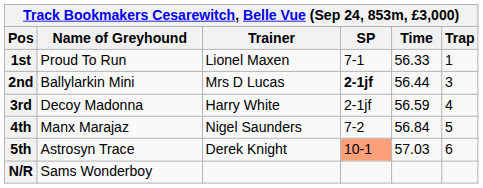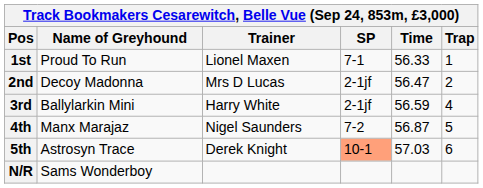(88, 82) Ballylarkin Mini -> (92, 82) Decoy Madonna
(358, 82) bold -> (358, 82) normal
(412, 82) 56.44 -> (412, 82) 56.47
(449, 82) 3 -> (449, 82) 2
(92, 104) Decoy Madonna -> (88, 104) Ballylarkin Mini
(412, 127) 56.84 -> (412, 127) 56.87
